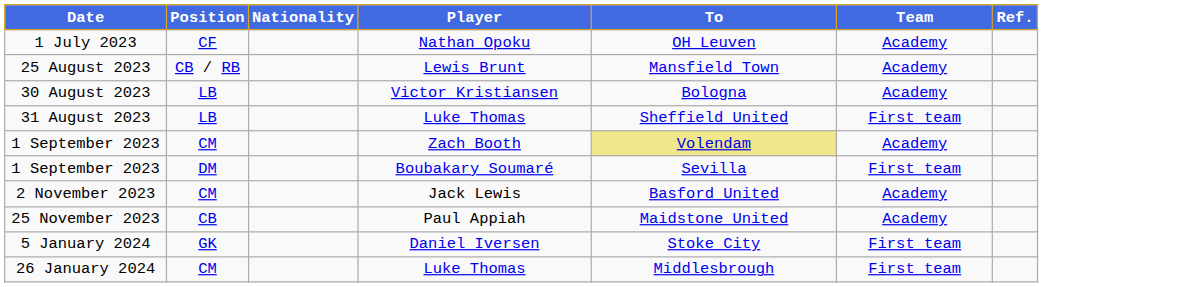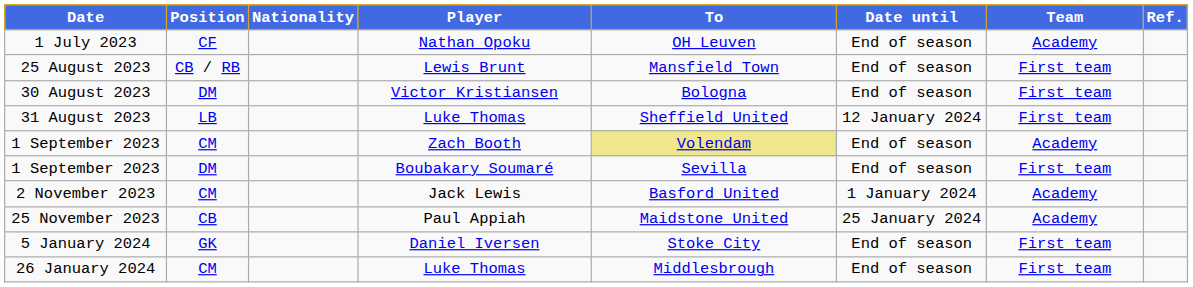+ column: (912, 17)
(915, 68) Academy -> (1065, 68) First team
(207, 93) LB -> (207, 93) DM
(915, 93) Academy -> (1065, 93) First team
